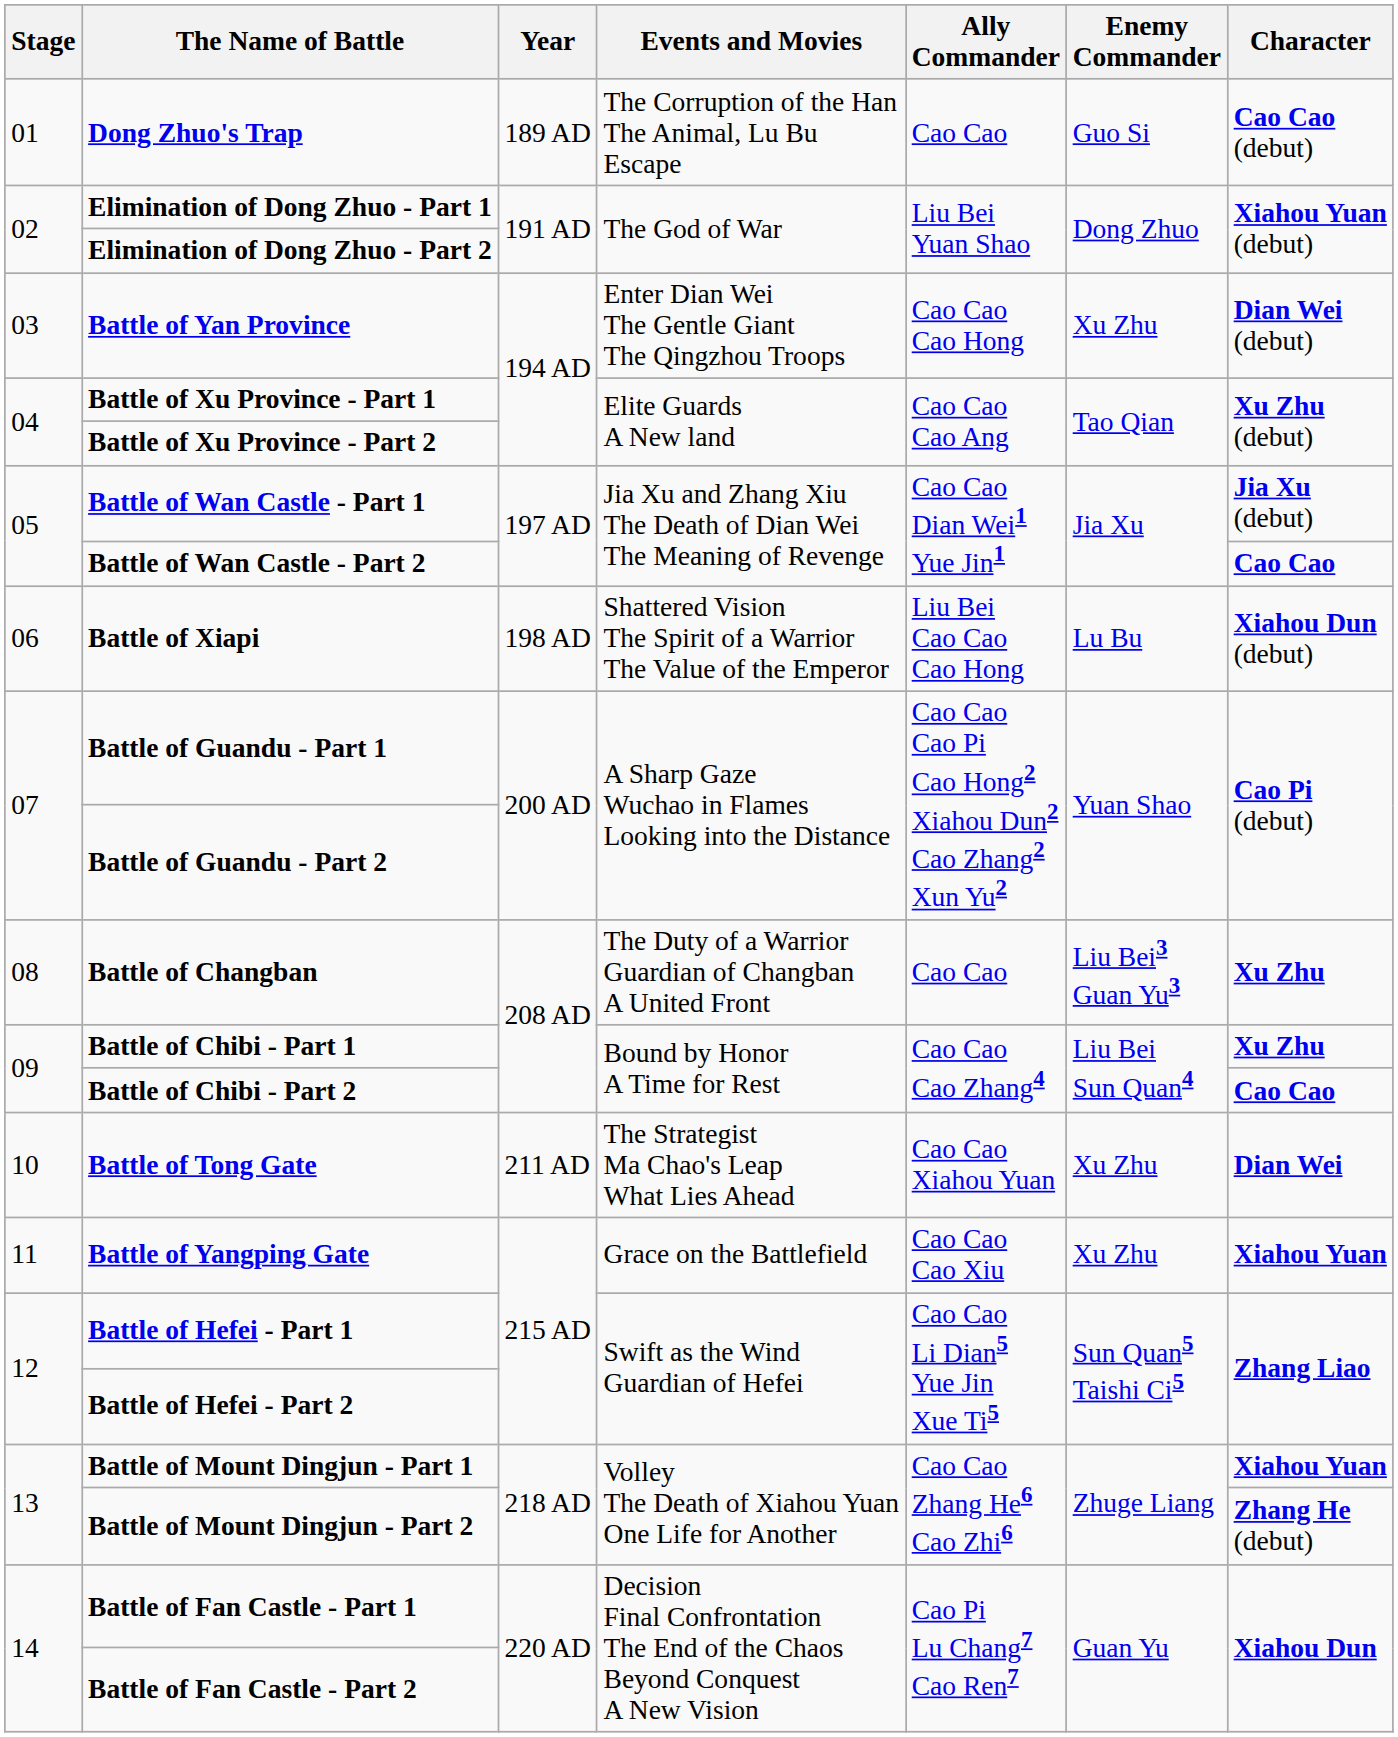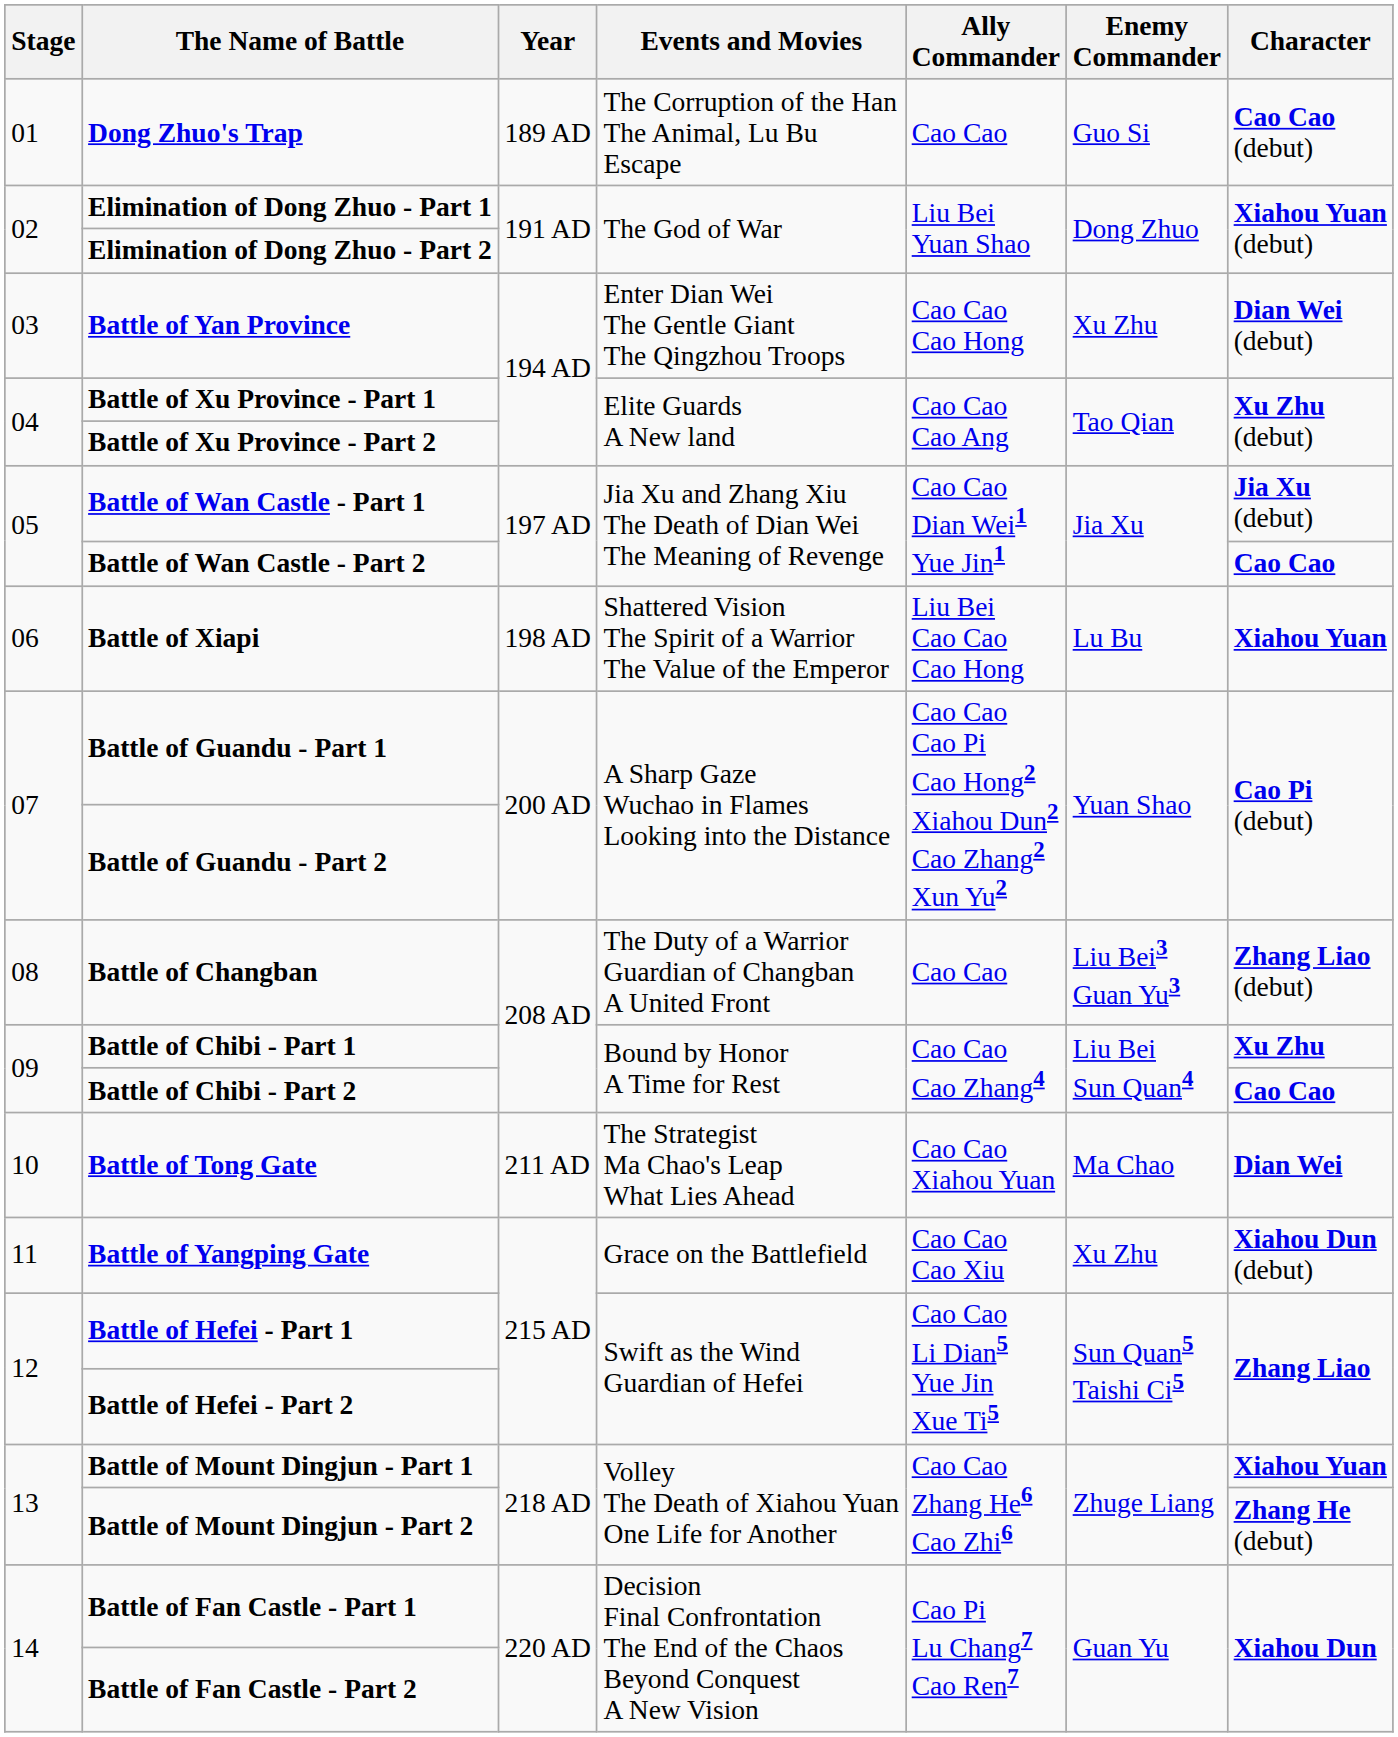(1305, 638) Xiahou Dun (debut) -> (1310, 638) Xiahou Yuan
(1279, 971) Xu Zhu -> (1302, 971) Zhang Liao (debut)
(1115, 1164) Xu Zhu -> (1124, 1164) Ma Chao
(1310, 1254) Xiahou Yuan -> (1305, 1254) Xiahou Dun (debut)
